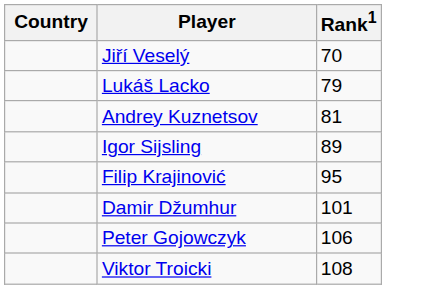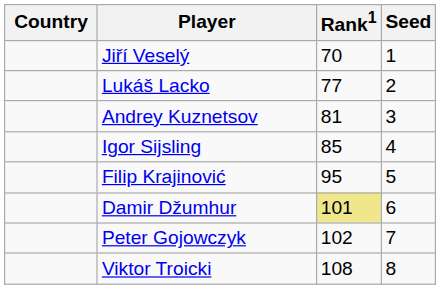+ column: (408, 22)
(331, 85) 79 -> (331, 85) 77
(331, 146) 89 -> (331, 146) 85
(337, 207) no background -> (337, 207) khaki background
(337, 238) 106 -> (337, 238) 102
